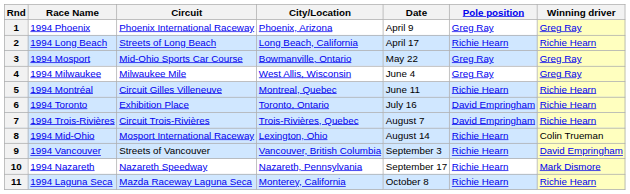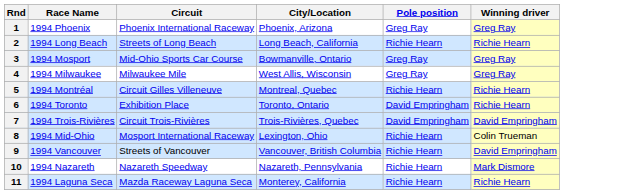- column: (416, 12)
(568, 120) Richie Hearn -> (515, 120) David Empringham
